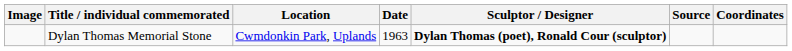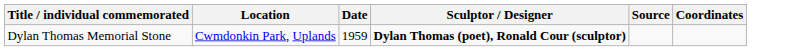- column: (25, 14)
(395, 35) 1963 -> (355, 35) 1959
